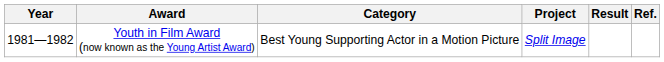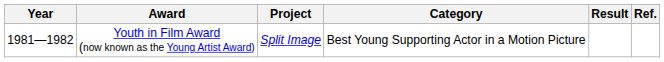columns swapped: (390, 14) <-> (555, 14)
